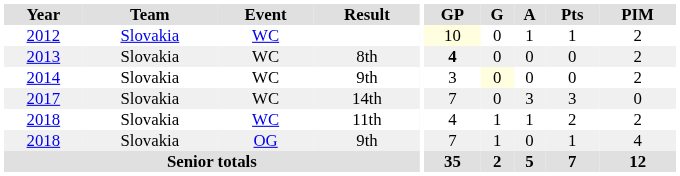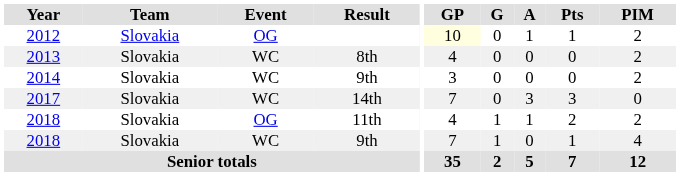(266, 35) WC -> (266, 35) OG
(452, 56) bold -> (452, 56) normal
(497, 77) lightyellow background -> (497, 77) no background
(266, 119) WC -> (266, 119) OG
(266, 140) OG -> (266, 140) WC
